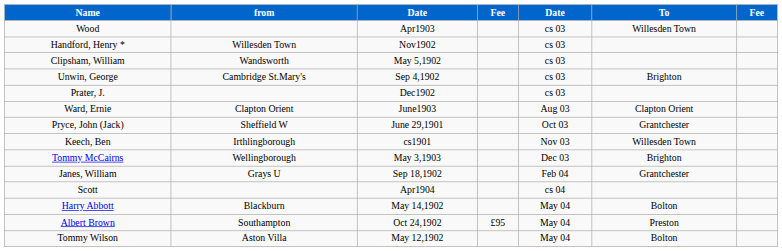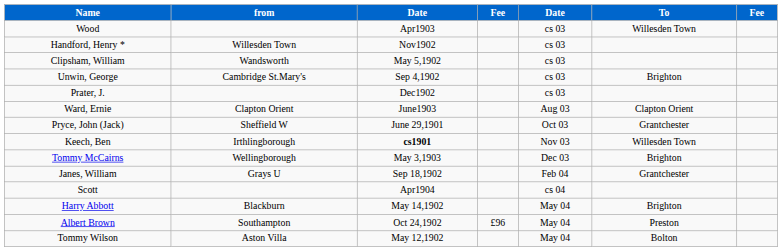(417, 142) normal -> (417, 142) bold
(664, 206) Bolton -> (664, 206) Brighton
(498, 222) £95 -> (498, 222) £96
